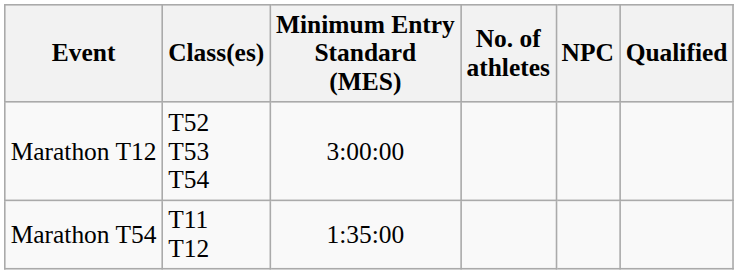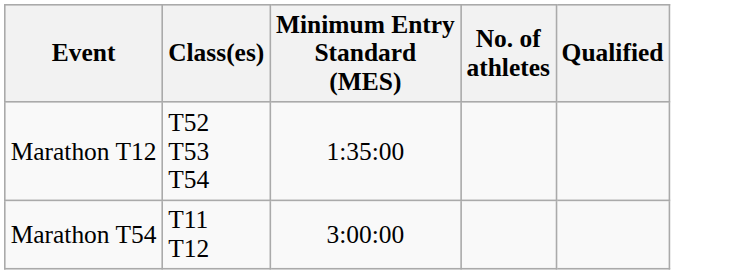- column: (588, 53)
(365, 150) 3:00:00 -> (365, 150) 1:35:00
(365, 234) 1:35:00 -> (365, 234) 3:00:00
